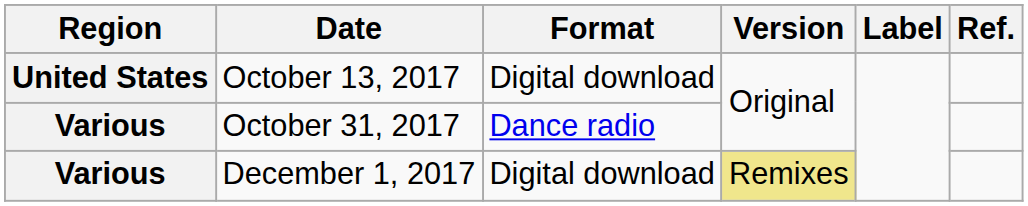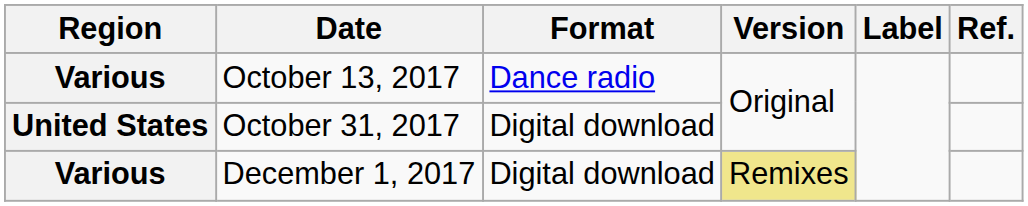(110, 77) United States -> (110, 77) Various
(602, 77) Digital download -> (572, 77) Dance radio
(110, 126) Various -> (110, 126) United States
(572, 126) Dance radio -> (602, 126) Digital download
